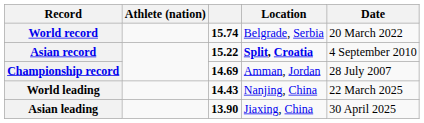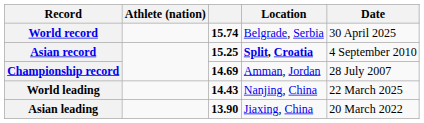(366, 33) 20 March 2022 -> (363, 33) 30 April 2025
(225, 52) 15.22 -> (225, 52) 15.25
(363, 109) 30 April 2025 -> (366, 109) 20 March 2022
